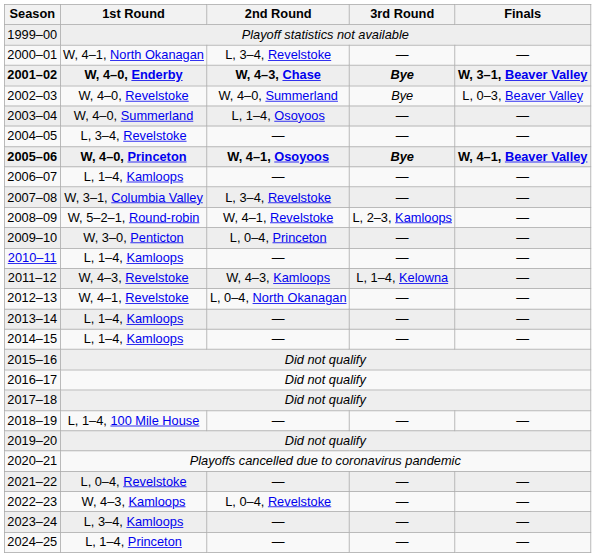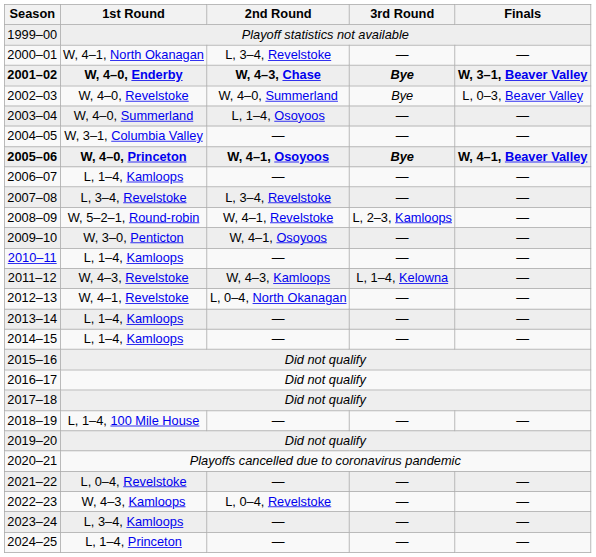(134, 136) L, 3–4, Revelstoke -> (134, 136) W, 3–1, Columbia Valley
(134, 197) W, 3–1, Columbia Valley -> (134, 197) L, 3–4, Revelstoke
(278, 237) L, 0–4, Princeton -> (278, 237) W, 4–1, Osoyoos
